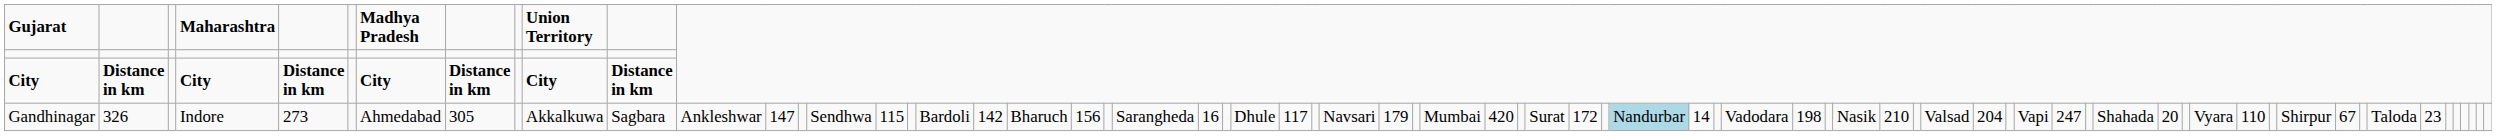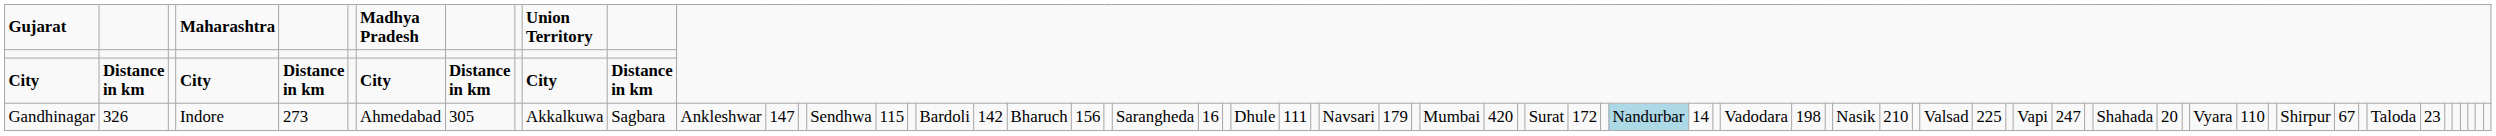(1295, 116) 117 -> (1295, 116) 111
(1990, 116) 204 -> (1989, 116) 225
